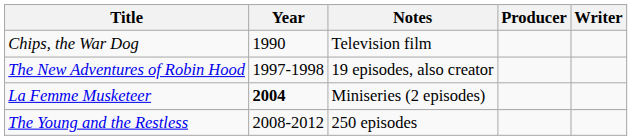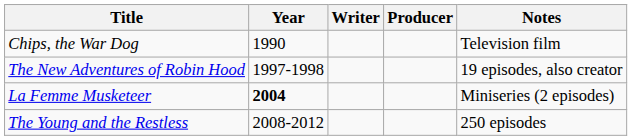columns swapped: (598, 17) <-> (413, 17)
